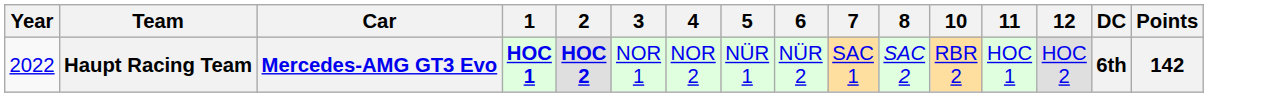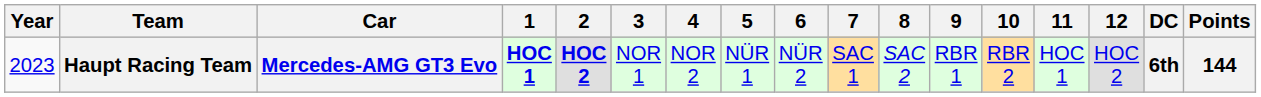+ column: (956, 21)
(32, 64) 2022 -> (32, 64) 2023
(1167, 64) 142 -> (1220, 64) 144
